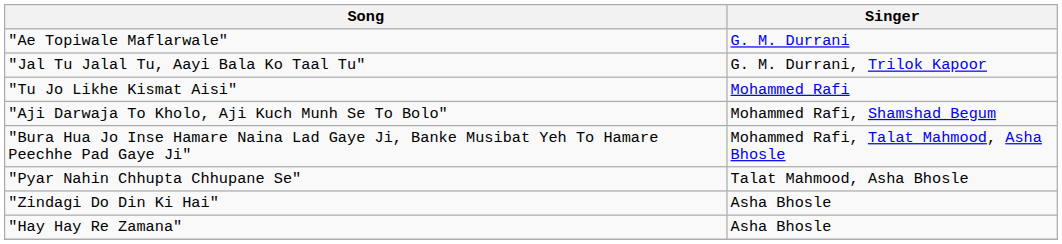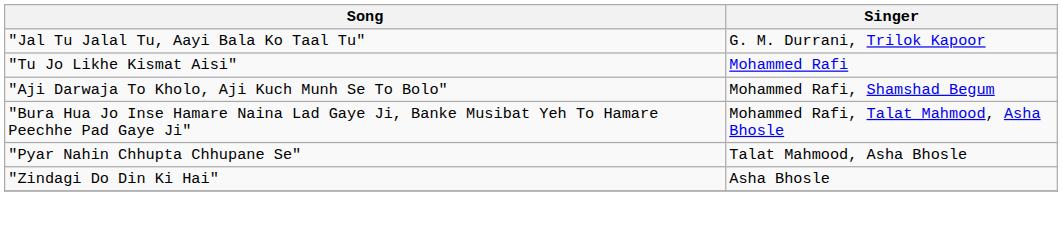- row: (118, 41)
- row: (95, 227)
